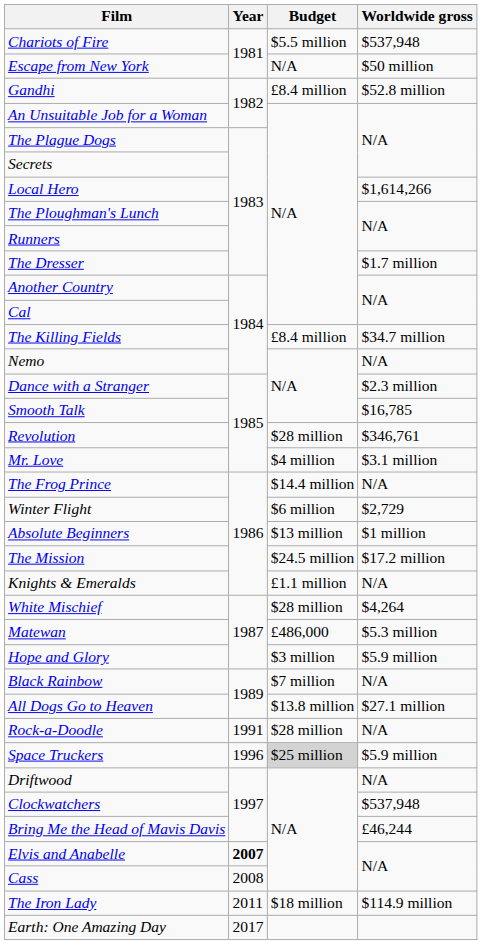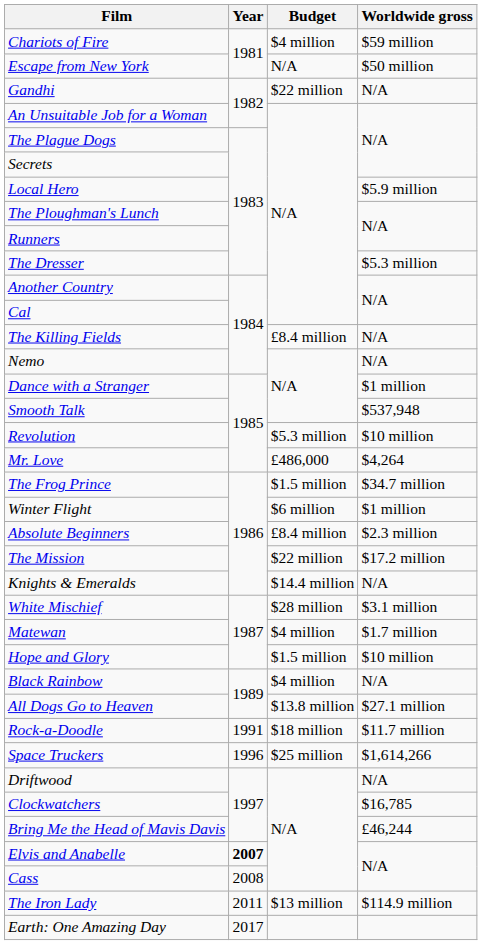(309, 41) $5.5 million -> (303, 41) $4 million
(391, 41) $537,948 -> (397, 41) $59 million
(309, 90) £8.4 million -> (307, 90) $22 million
(403, 90) $52.8 million -> (375, 90) N/A
(396, 189) $1,614,266 -> (399, 189) $5.9 million
(399, 262) $1.7 million -> (399, 262) $5.3 million
(403, 336) $34.7 million -> (375, 336) N/A
(399, 386) $2.3 million -> (394, 386) $1 million
(387, 410) $16,785 -> (391, 410) $537,948
(307, 435) $28 million -> (309, 435) $5.3 million
(391, 435) $346,761 -> (397, 435) $10 million
(303, 459) $4 million -> (300, 459) £486,000
(399, 459) $3.1 million -> (383, 459) $4,264
(312, 484) $14.4 million -> (309, 484) $1.5 million
(375, 484) N/A -> (403, 484) $34.7 million
(383, 509) $2,729 -> (394, 509) $1 million
(307, 533) $13 million -> (309, 533) £8.4 million
(394, 533) $1 million -> (399, 533) $2.3 million
(312, 558) $24.5 million -> (307, 558) $22 million
(309, 582) £1.1 million -> (312, 582) $14.4 million
(383, 607) $4,264 -> (399, 607) $3.1 million
(300, 632) £486,000 -> (303, 632) $4 million
(399, 632) $5.3 million -> (399, 632) $1.7 million
(303, 656) $3 million -> (309, 656) $1.5 million
(399, 656) $5.9 million -> (397, 656) $10 million
(303, 681) $7 million -> (303, 681) $4 million
(307, 730) $28 million -> (307, 730) $18 million
(375, 730) N/A -> (403, 730) $11.7 million
(307, 755) lightgrey background -> (307, 755) no background
(399, 755) $5.9 million -> (396, 755) $1,614,266
(391, 804) $537,948 -> (387, 804) $16,785
(307, 902) $18 million -> (307, 902) $13 million
